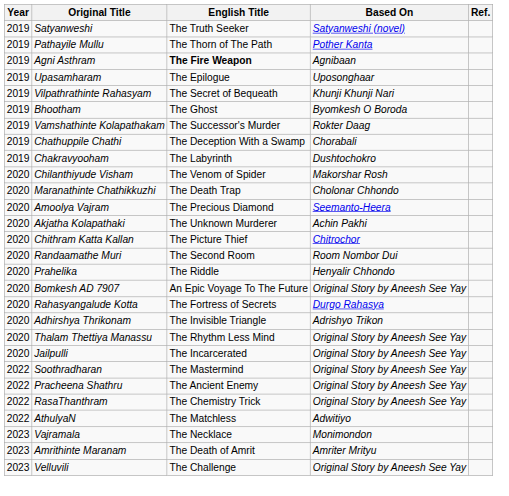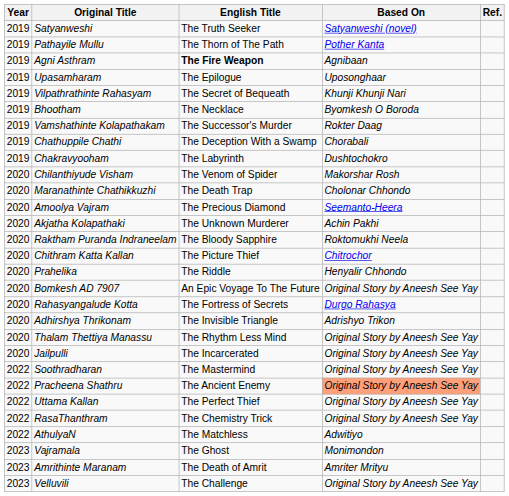(193, 110) The Ghost -> (213, 110) The Necklace
+ row: (105, 239)
- row: (78, 256)
(389, 386) no background -> (401, 386) lightsalmon background
+ row: (66, 402)
(201, 434) The Necklace -> (205, 451) The Ghost
